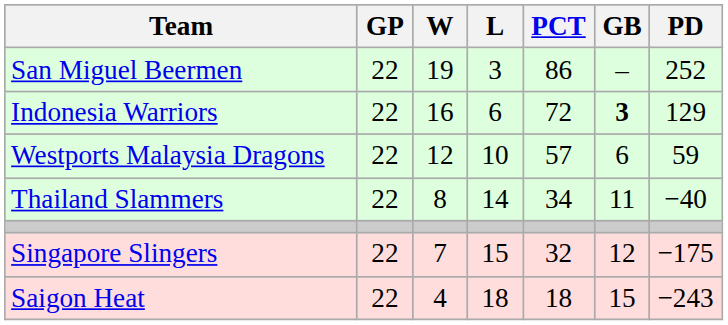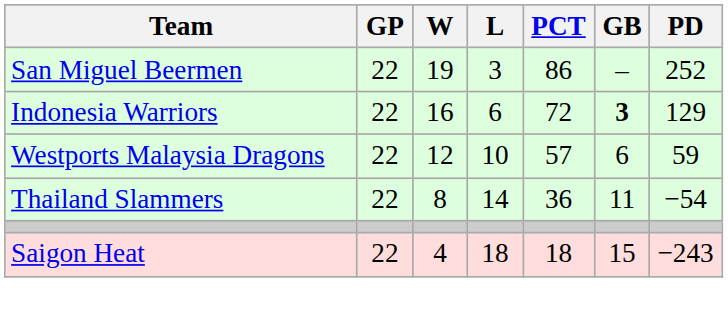(559, 198) 34 -> (559, 198) 36
(686, 198) −40 -> (686, 198) −54
- row: (114, 254)
